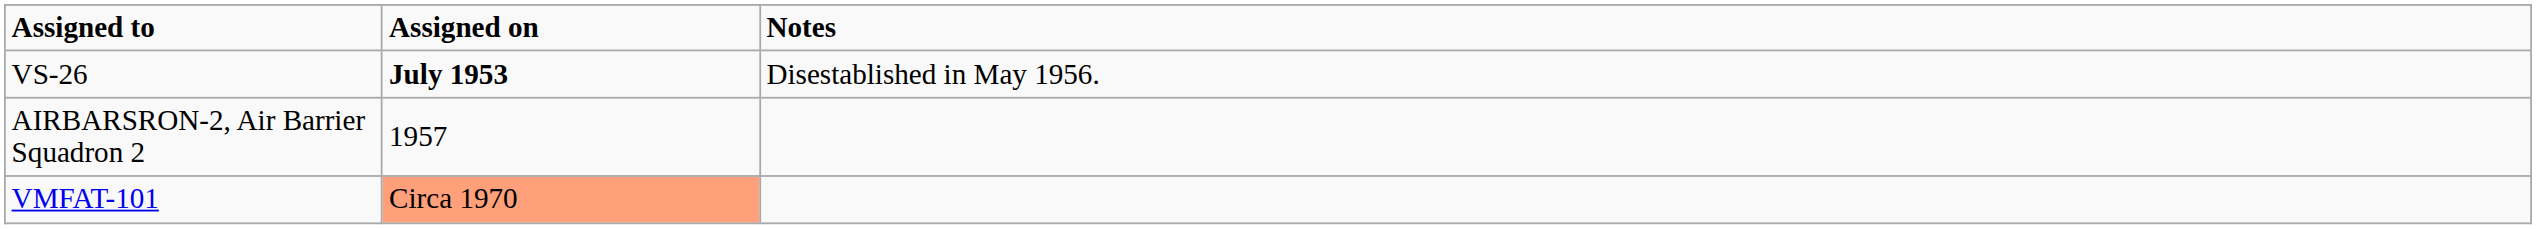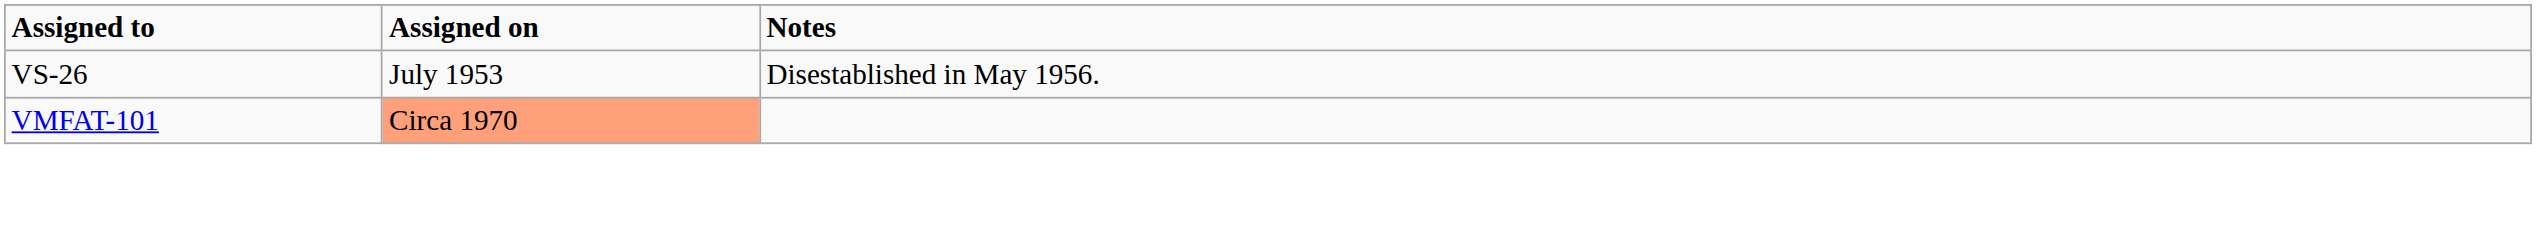(449, 73) bold -> (446, 73) normal
- row: (188, 136)
